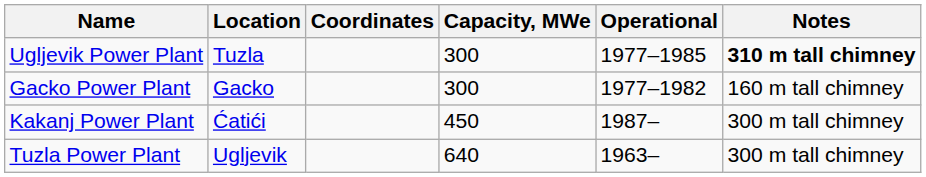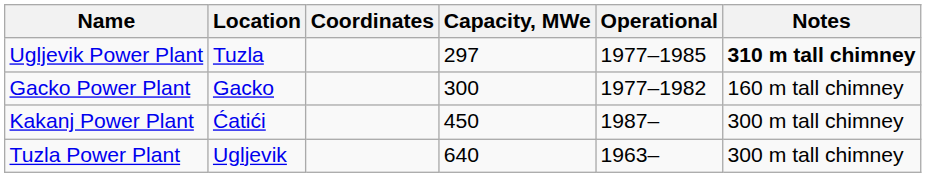(461, 54) 300 -> (461, 54) 297
